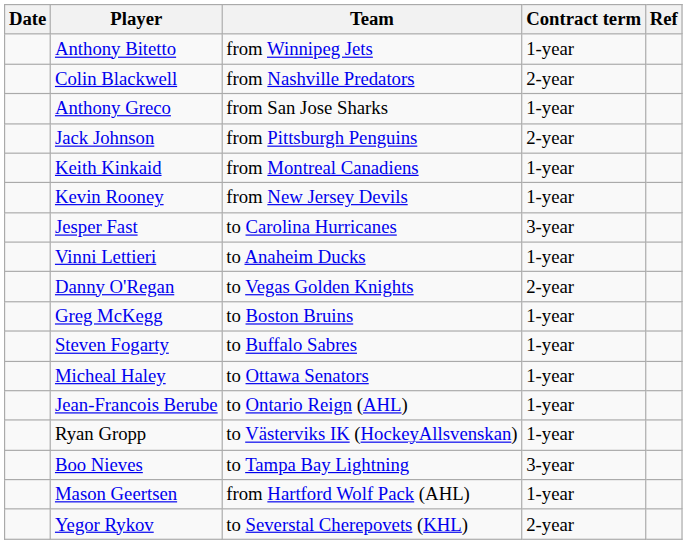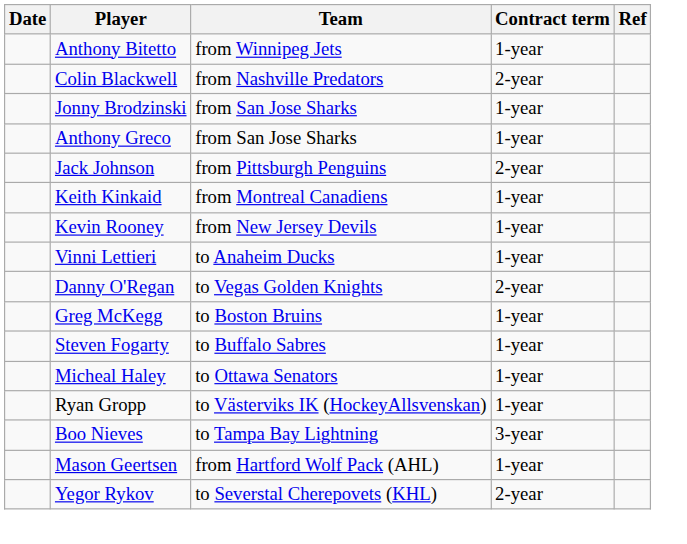+ row: (121, 108)
- row: (96, 227)
- row: (136, 405)
